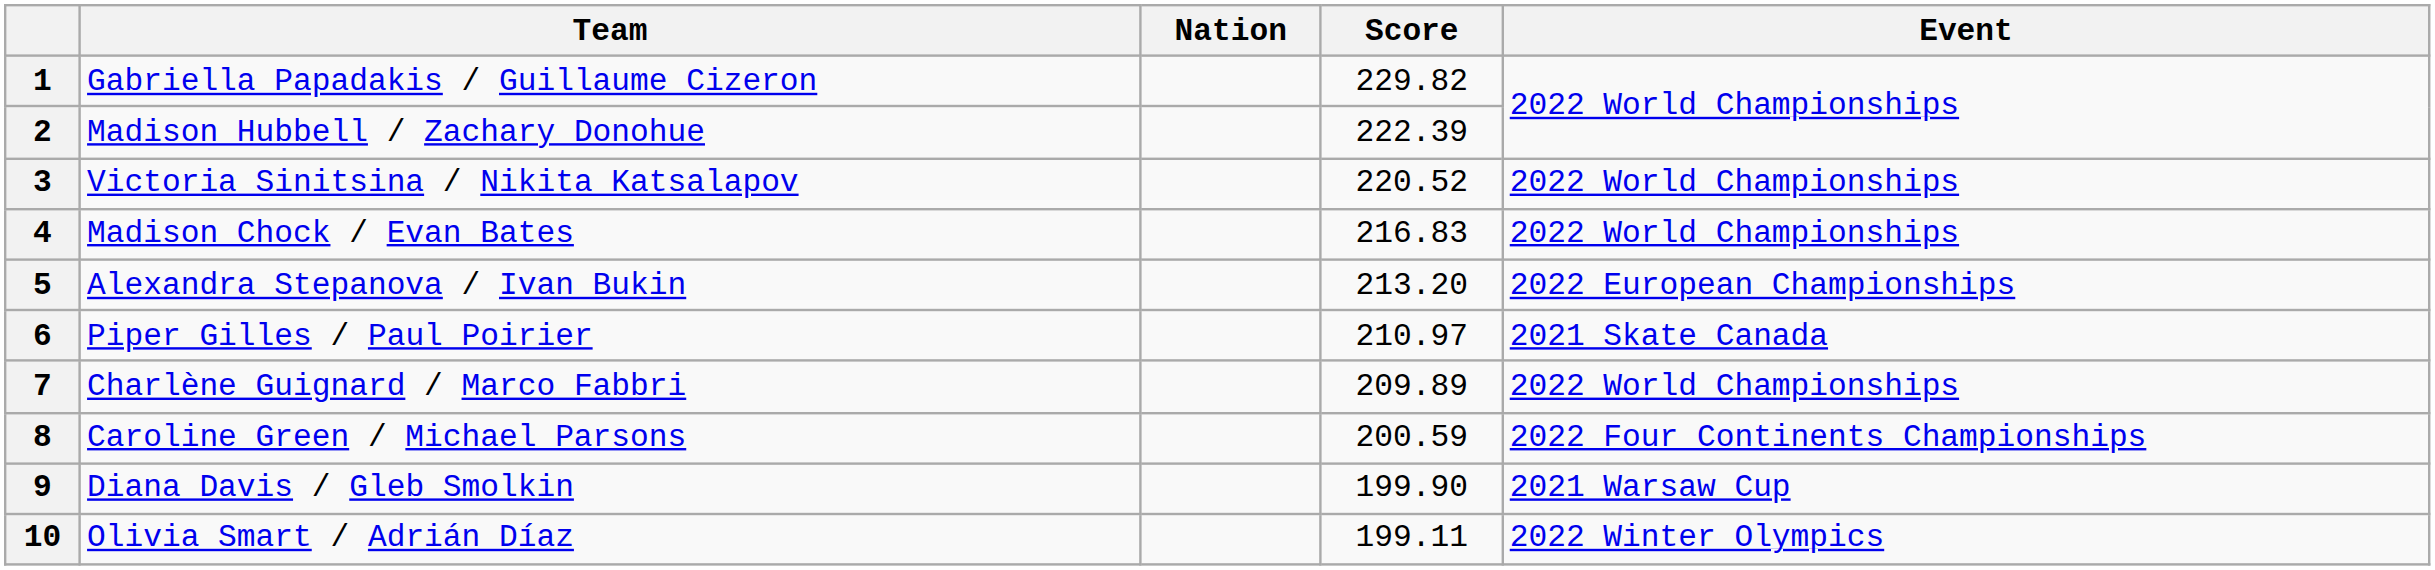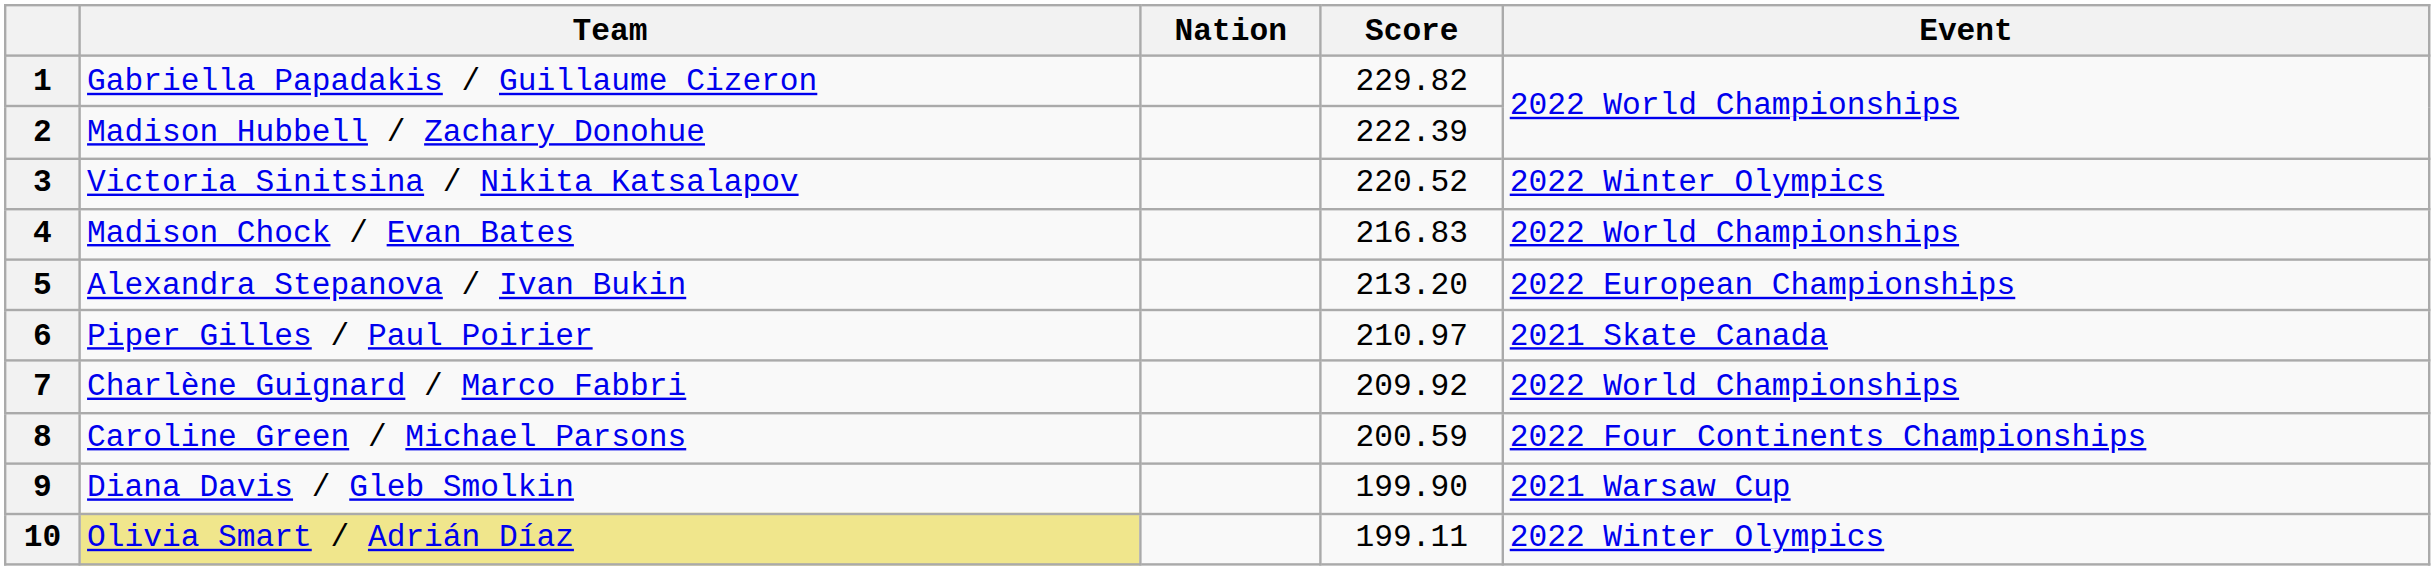(1734, 183) 2022 World Championships -> (1697, 183) 2022 Winter Olympics
(1412, 387) 209.89 -> (1412, 387) 209.92
(330, 539) no background -> (330, 539) khaki background
